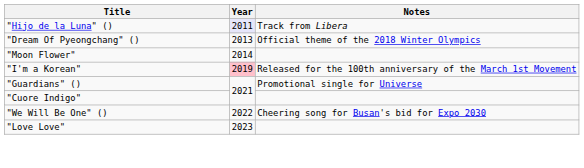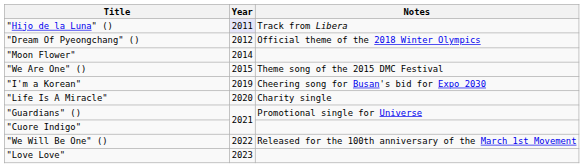(242, 40) 2013 -> (242, 40) 2012
+ row: (46, 69)
(242, 69) pink background -> (242, 84) no background
(417, 69) Released for the 100th anniversary of the March 1st Movement -> (372, 84) Cheering song for Busan's bid for Expo 2030
+ row: (57, 98)
(372, 112) Cheering song for Busan's bid for Expo 2030 -> (417, 141) Released for the 100th anniversary of the March 1st Movement
